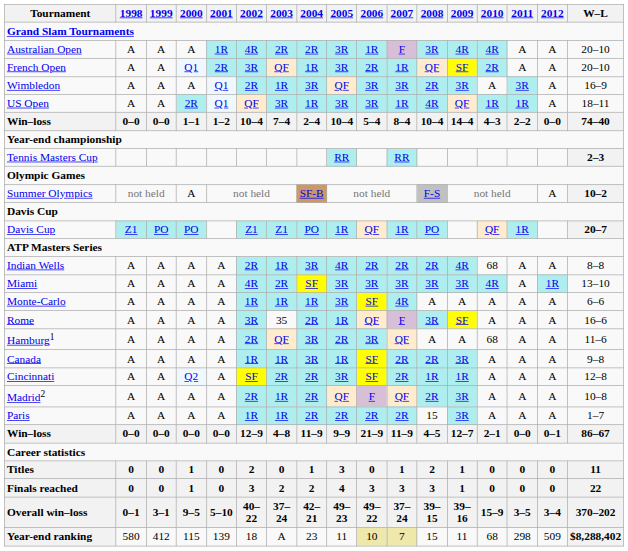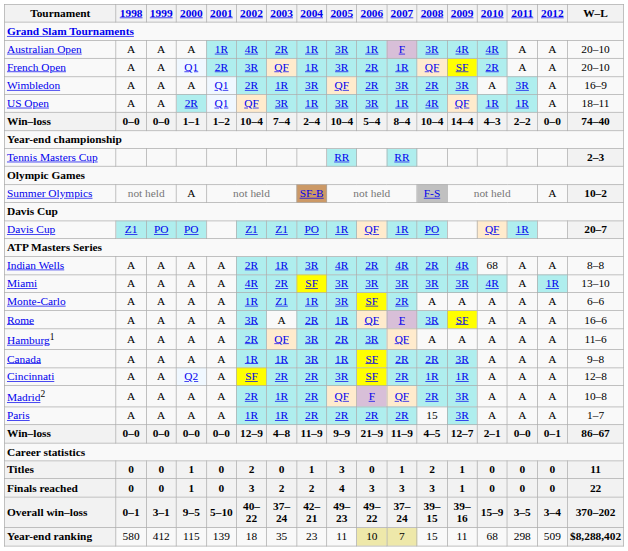(312, 49) 2R -> (312, 49) 1R
(372, 85) 3R -> (372, 85) 2R
(402, 265) 2R -> (402, 265) 4R
(282, 301) 1R -> (282, 301) Z1
(402, 301) 4R -> (402, 301) 2R
(282, 319) 35 -> (282, 319) A
(492, 339) 68 -> (492, 339) A
(282, 536) A -> (282, 536) 35
